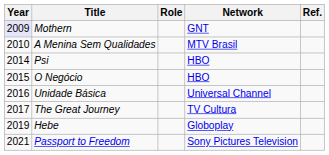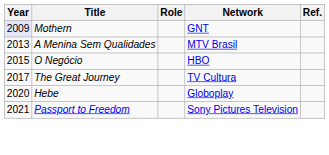(18, 45) 2010 -> (18, 45) 2013
- row: (41, 61)
- row: (70, 93)
(18, 126) 2019 -> (18, 93) 2020
